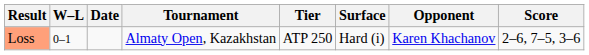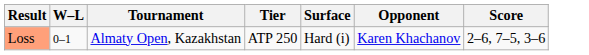- column: (105, 15)
